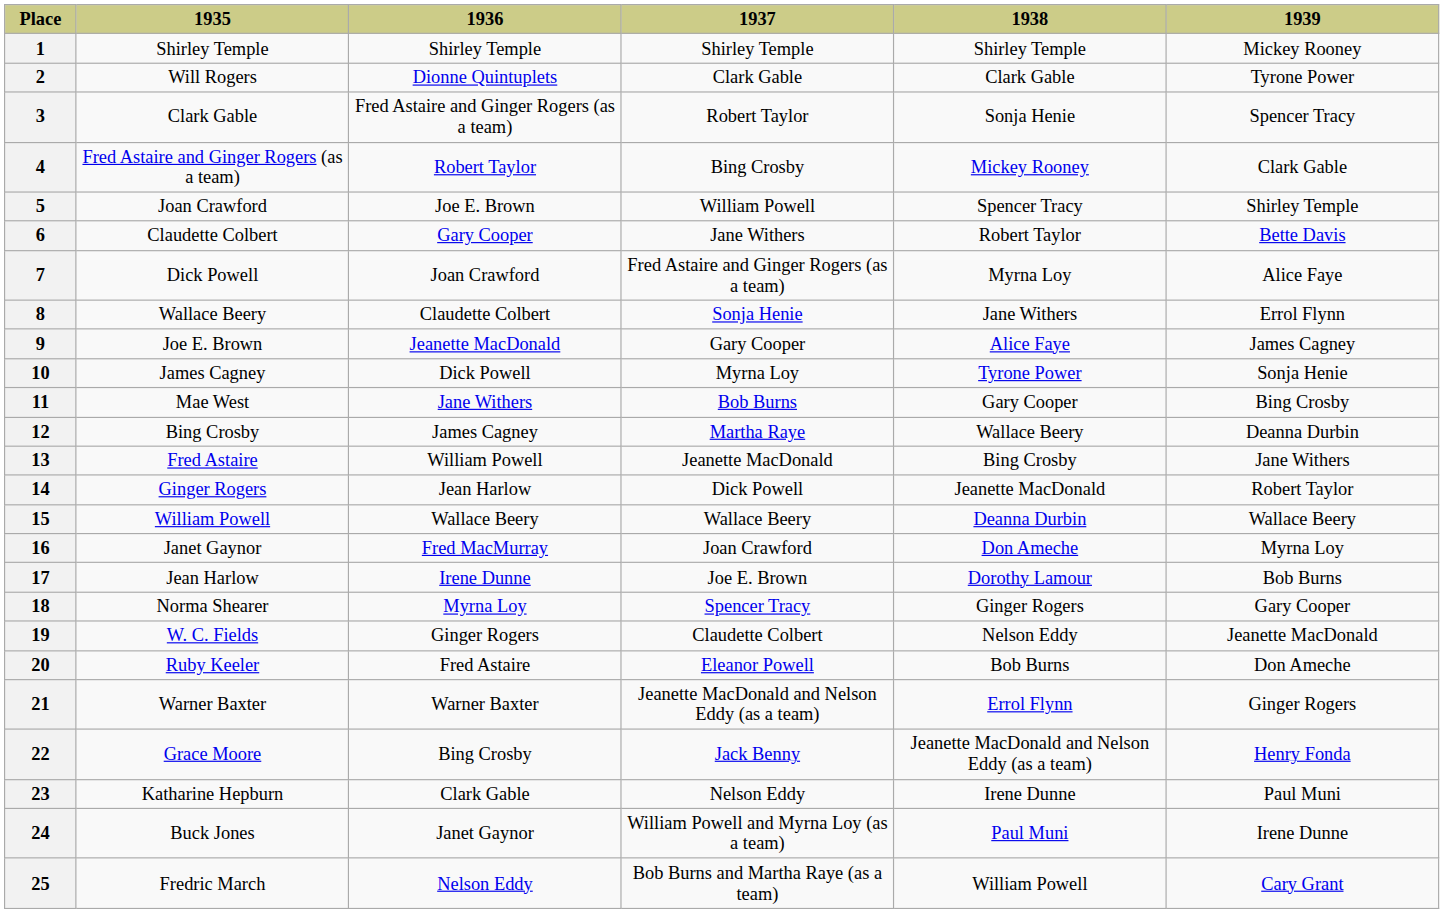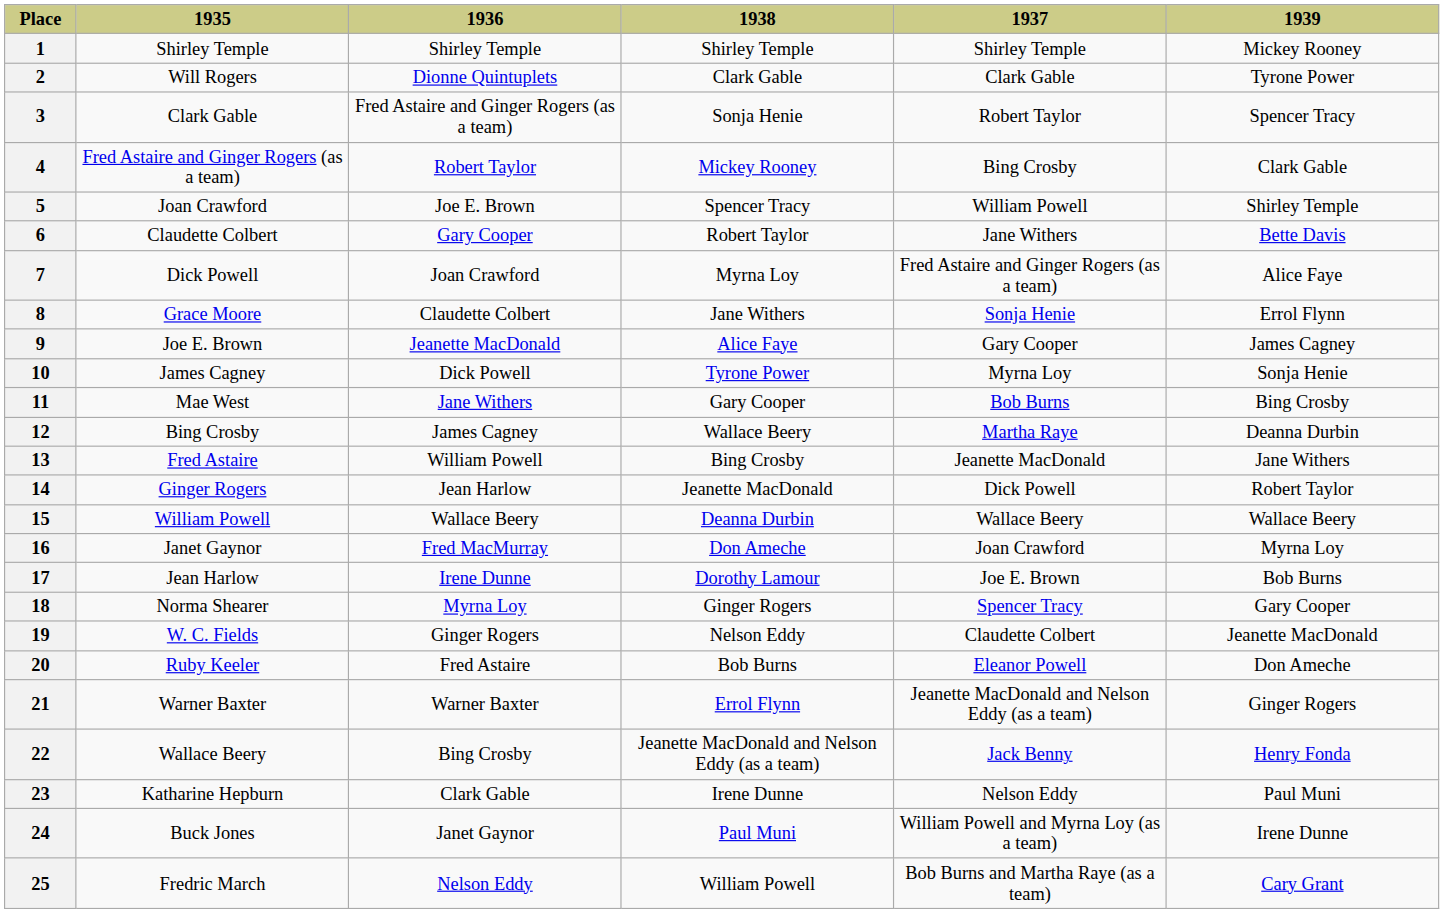columns swapped: (757, 19) <-> (1030, 19)
(213, 314) Wallace Beery -> (212, 314) Grace Moore
(212, 754) Grace Moore -> (213, 754) Wallace Beery
